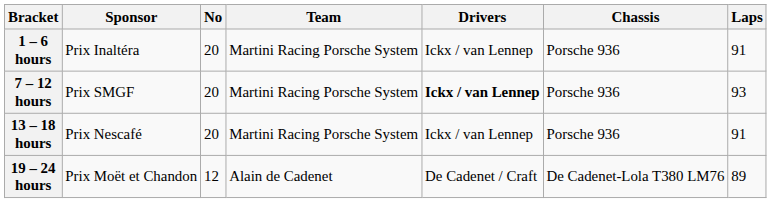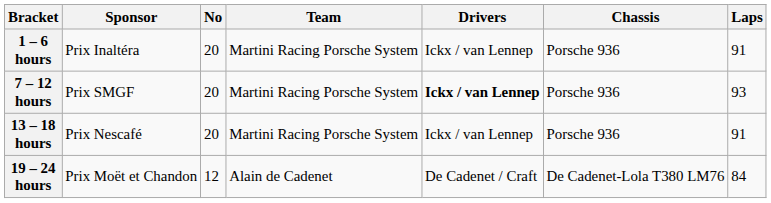(739, 176) 89 -> (739, 176) 84
